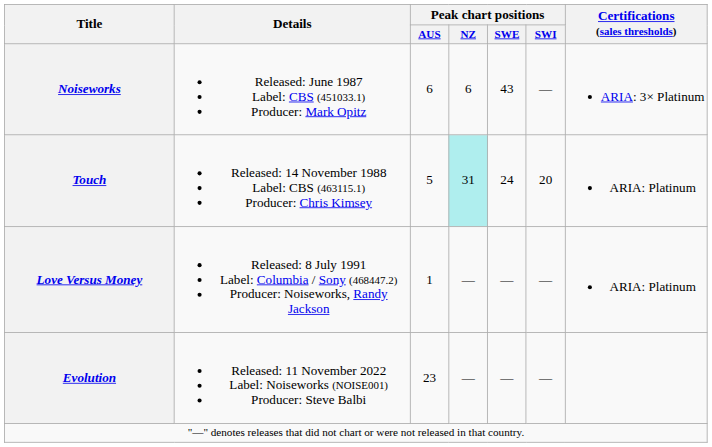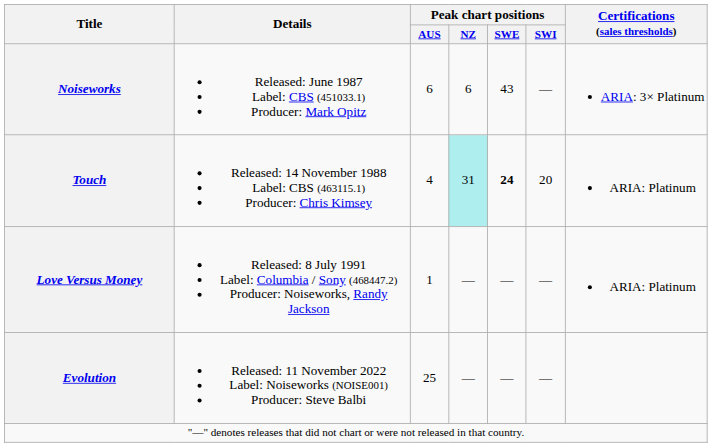(429, 180) 5 -> (429, 180) 4
(507, 180) normal -> (507, 180) bold
(429, 378) 23 -> (429, 378) 25
